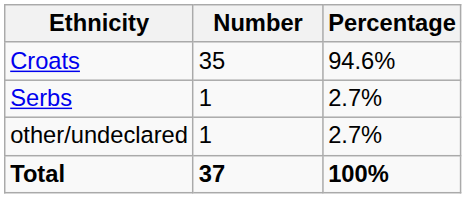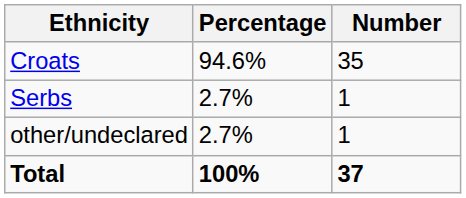columns swapped: (258, 23) <-> (392, 23)
